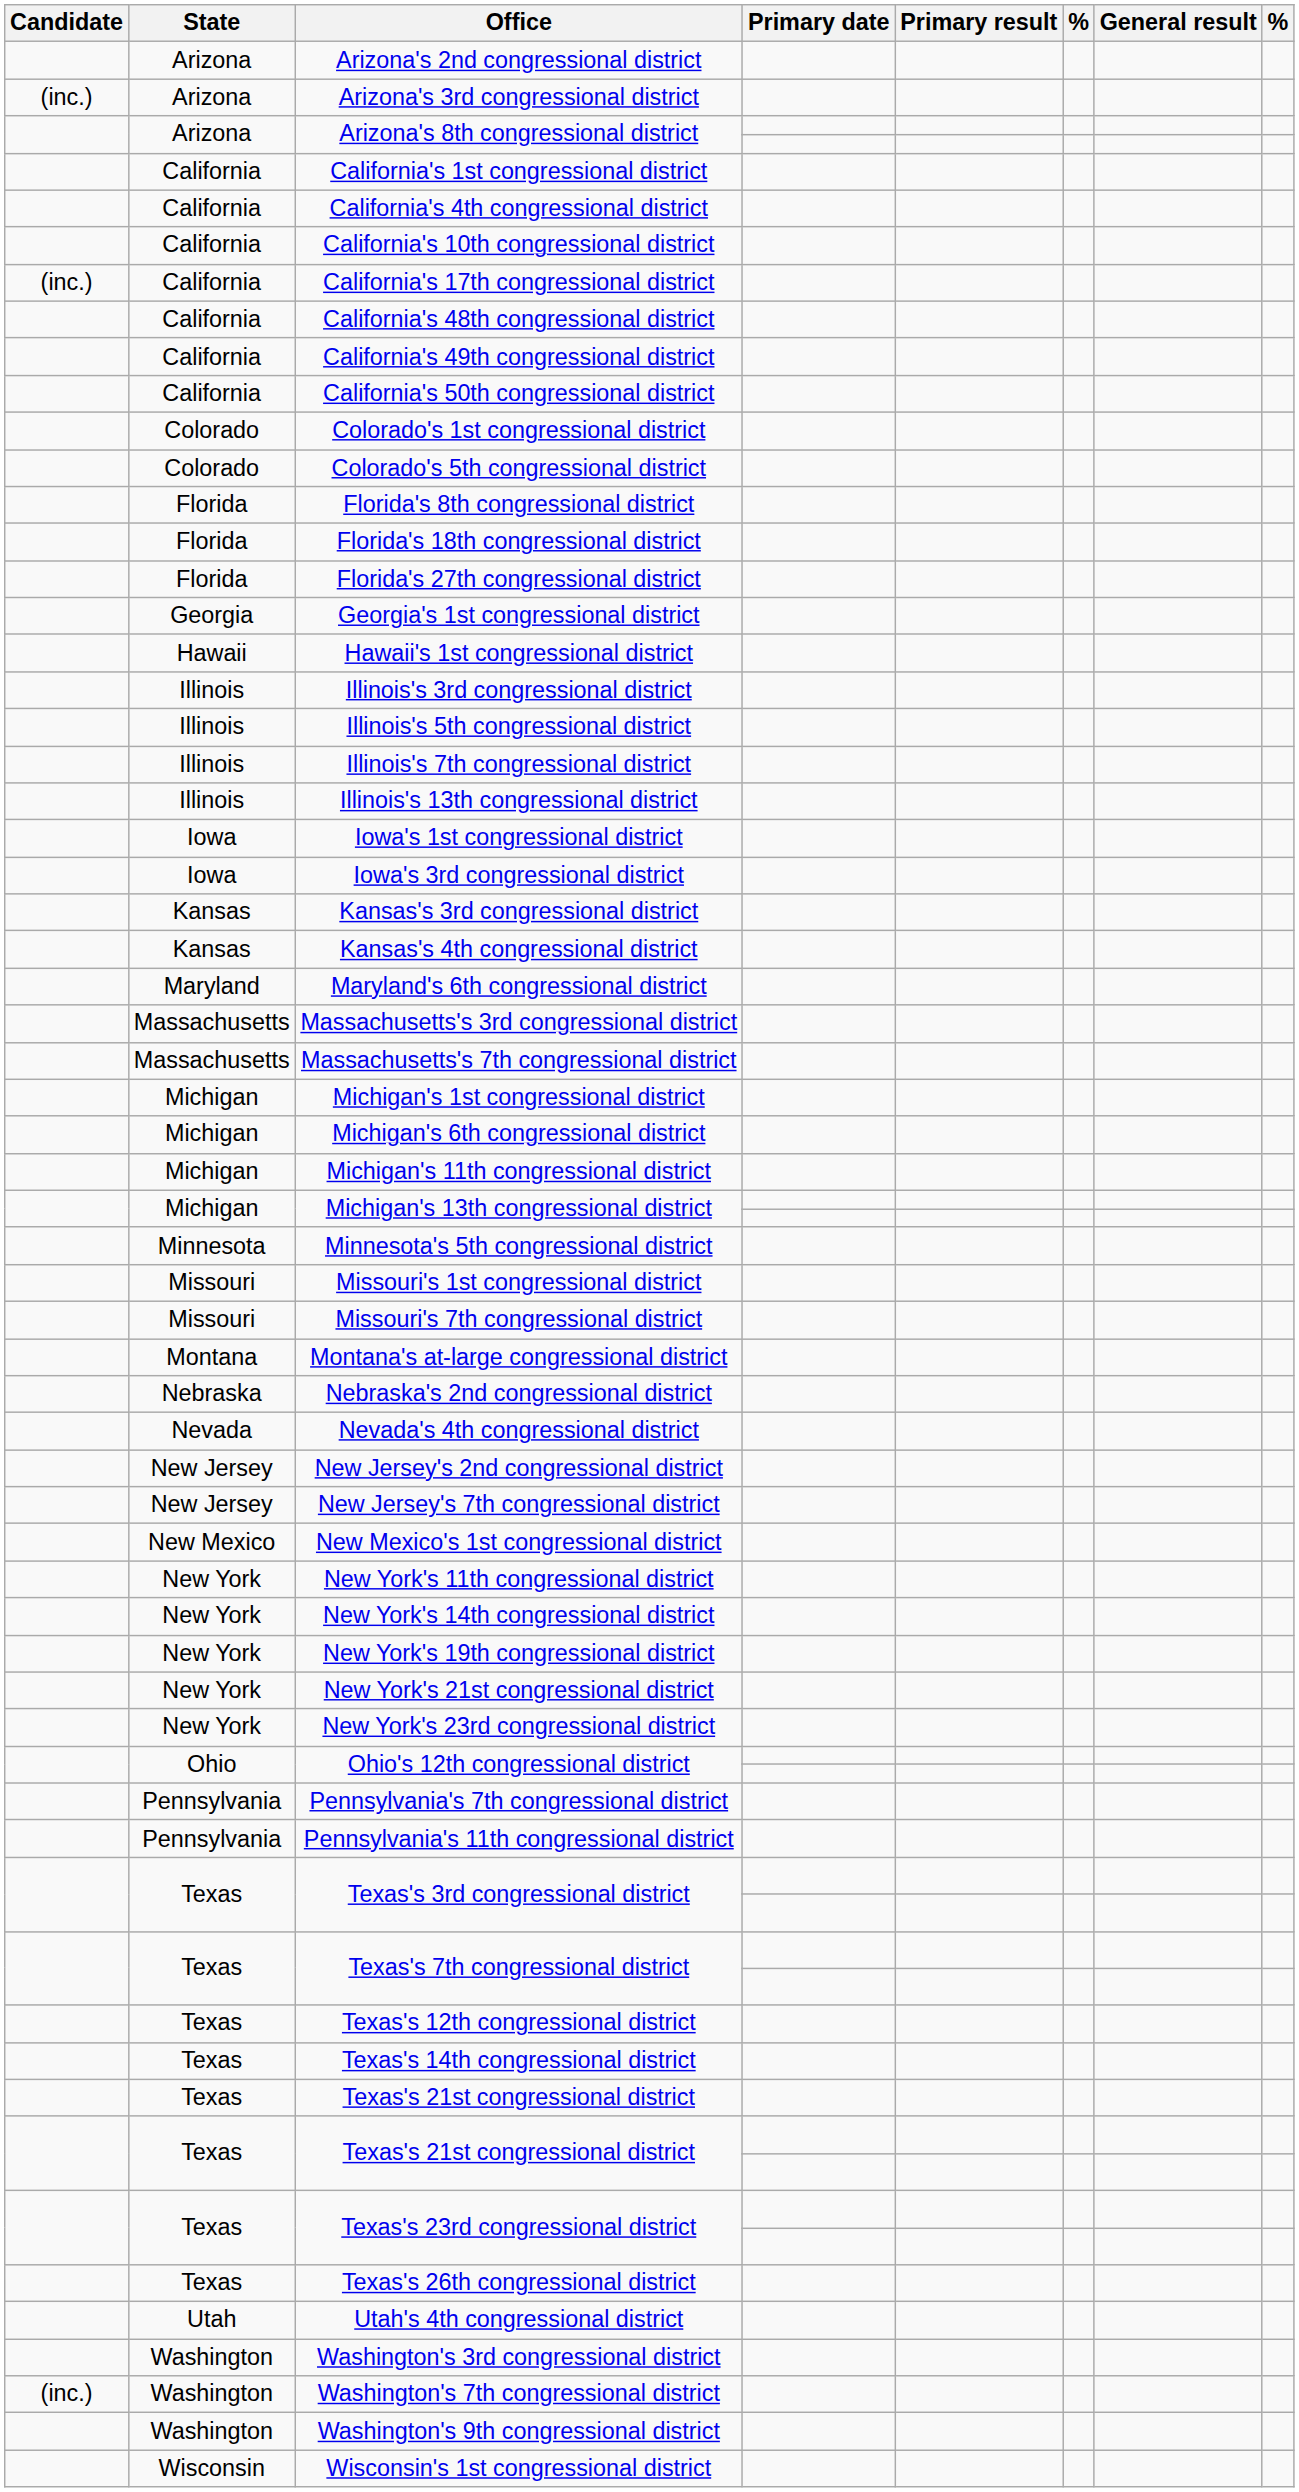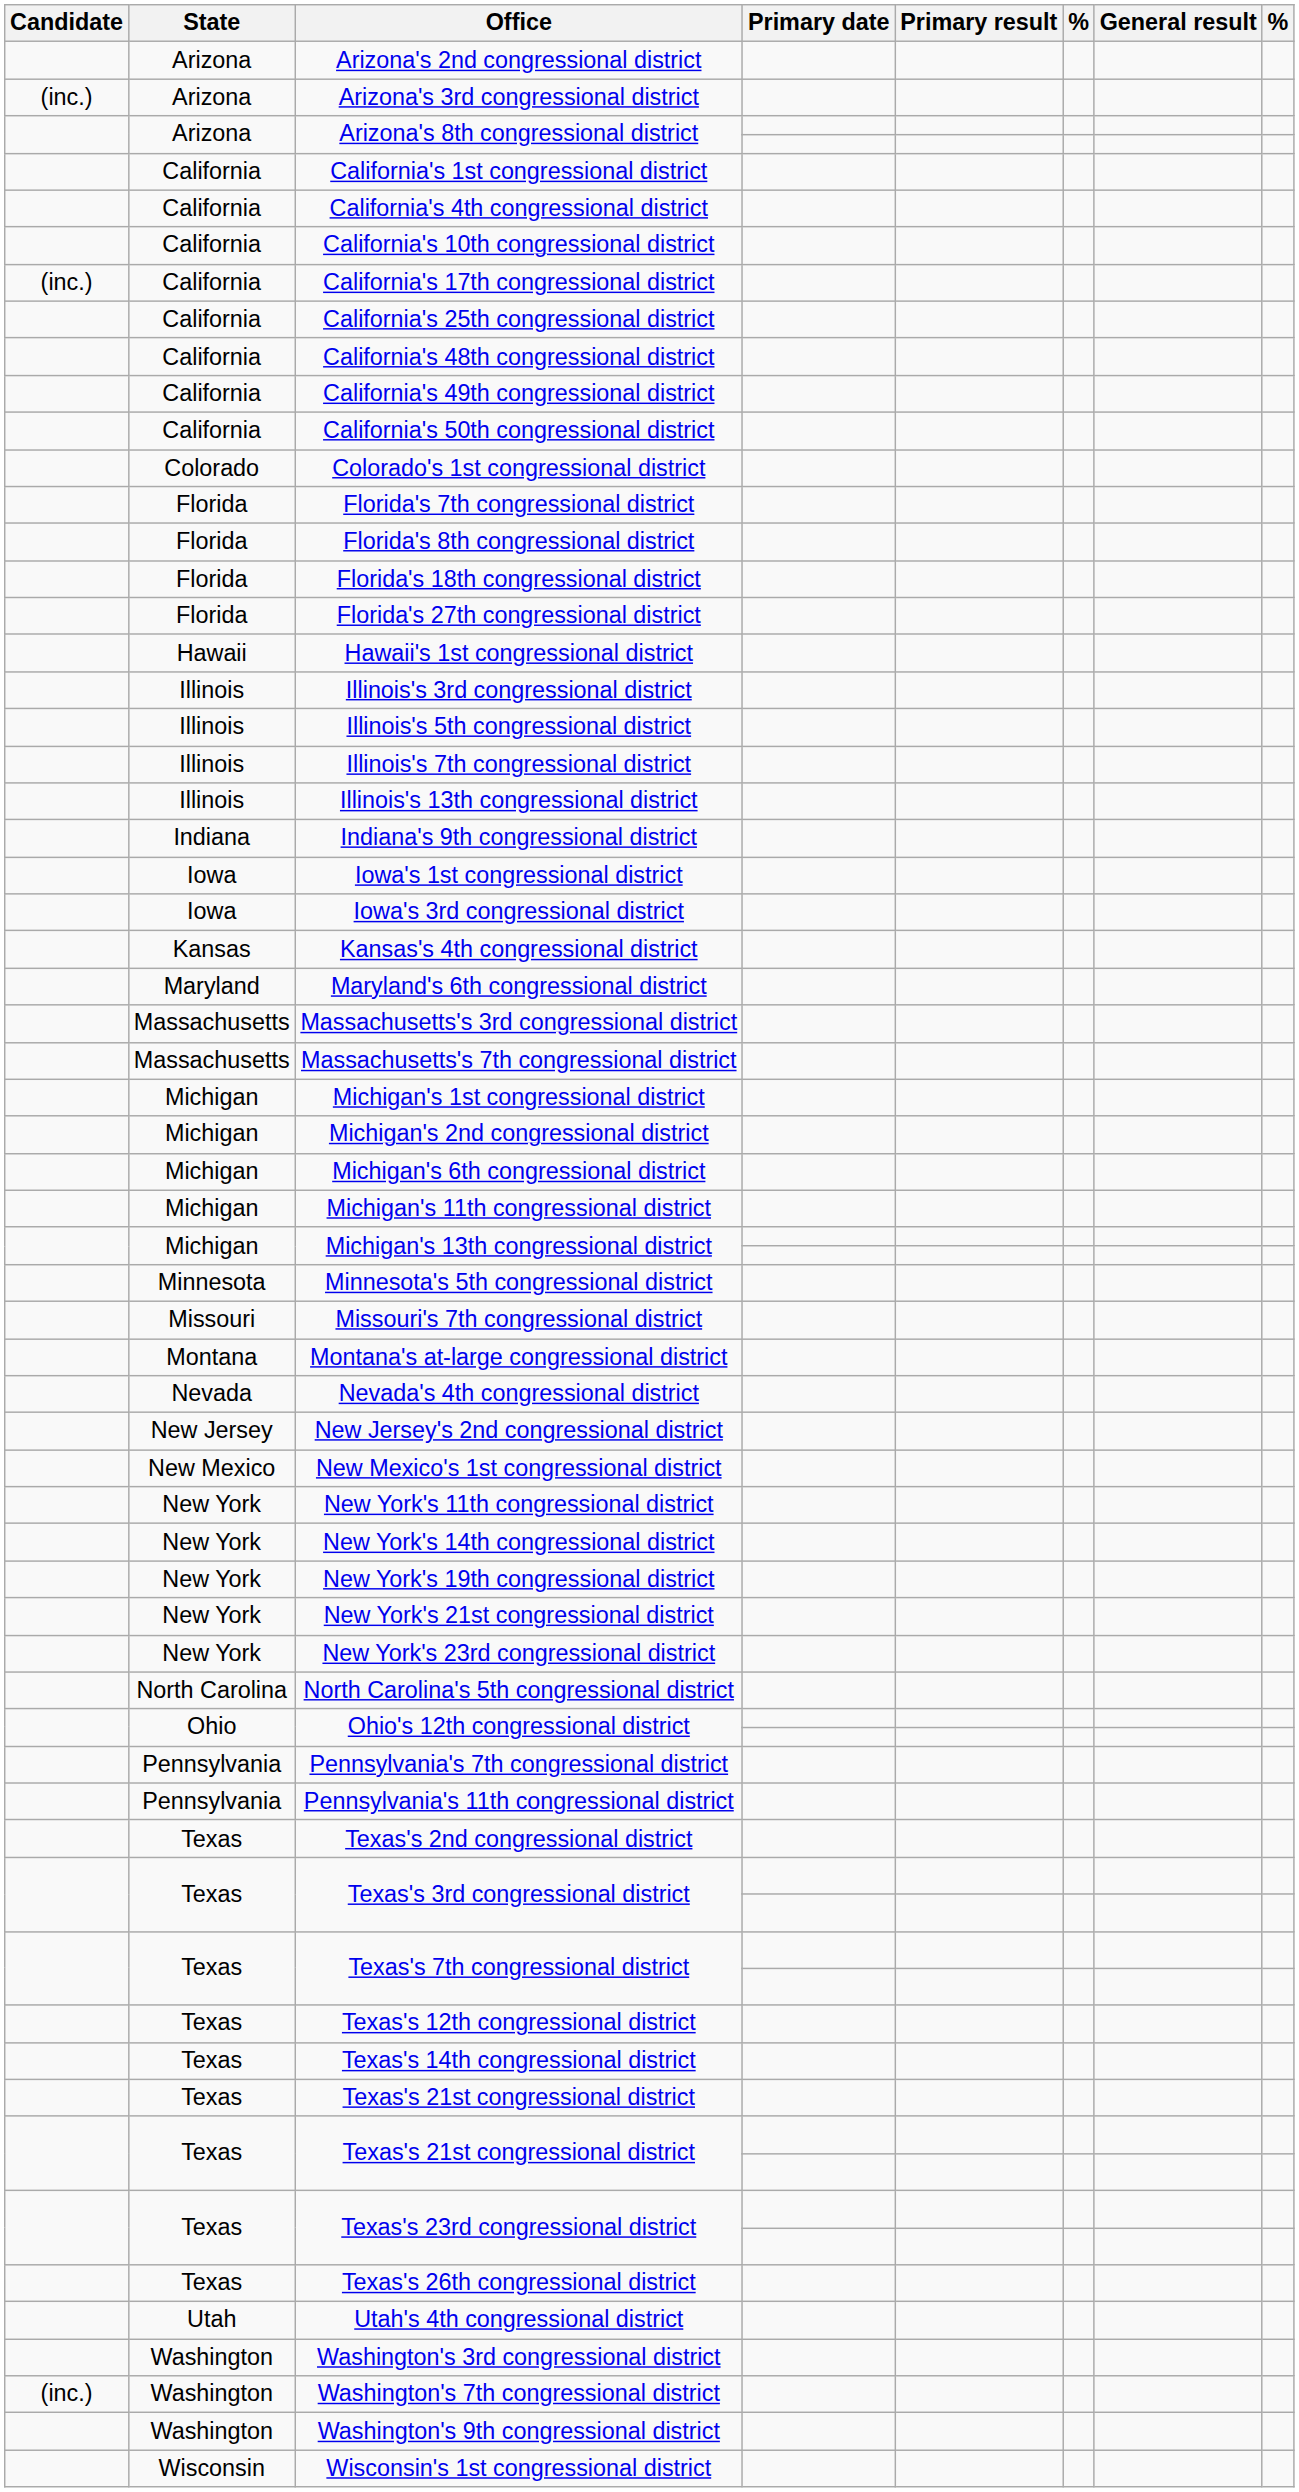+ row: (212, 319)
- row: (212, 467)
+ row: (212, 504)
- row: (212, 615)
+ row: (212, 838)
- row: (212, 912)
+ row: (212, 1134)
- row: (212, 1282)
- row: (212, 1393)
- row: (212, 1504)
+ row: (212, 1690)
+ row: (212, 1838)
